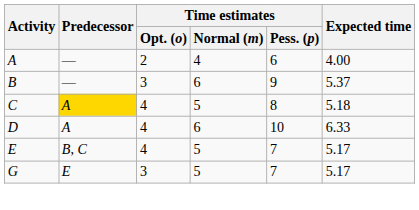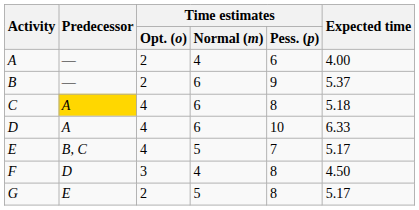(144, 82) 3 -> (144, 82) 2
(197, 104) 5 -> (197, 104) 6
+ row: (12, 171)
(144, 171) 3 -> (144, 194) 2
(273, 171) 7 -> (273, 194) 8
